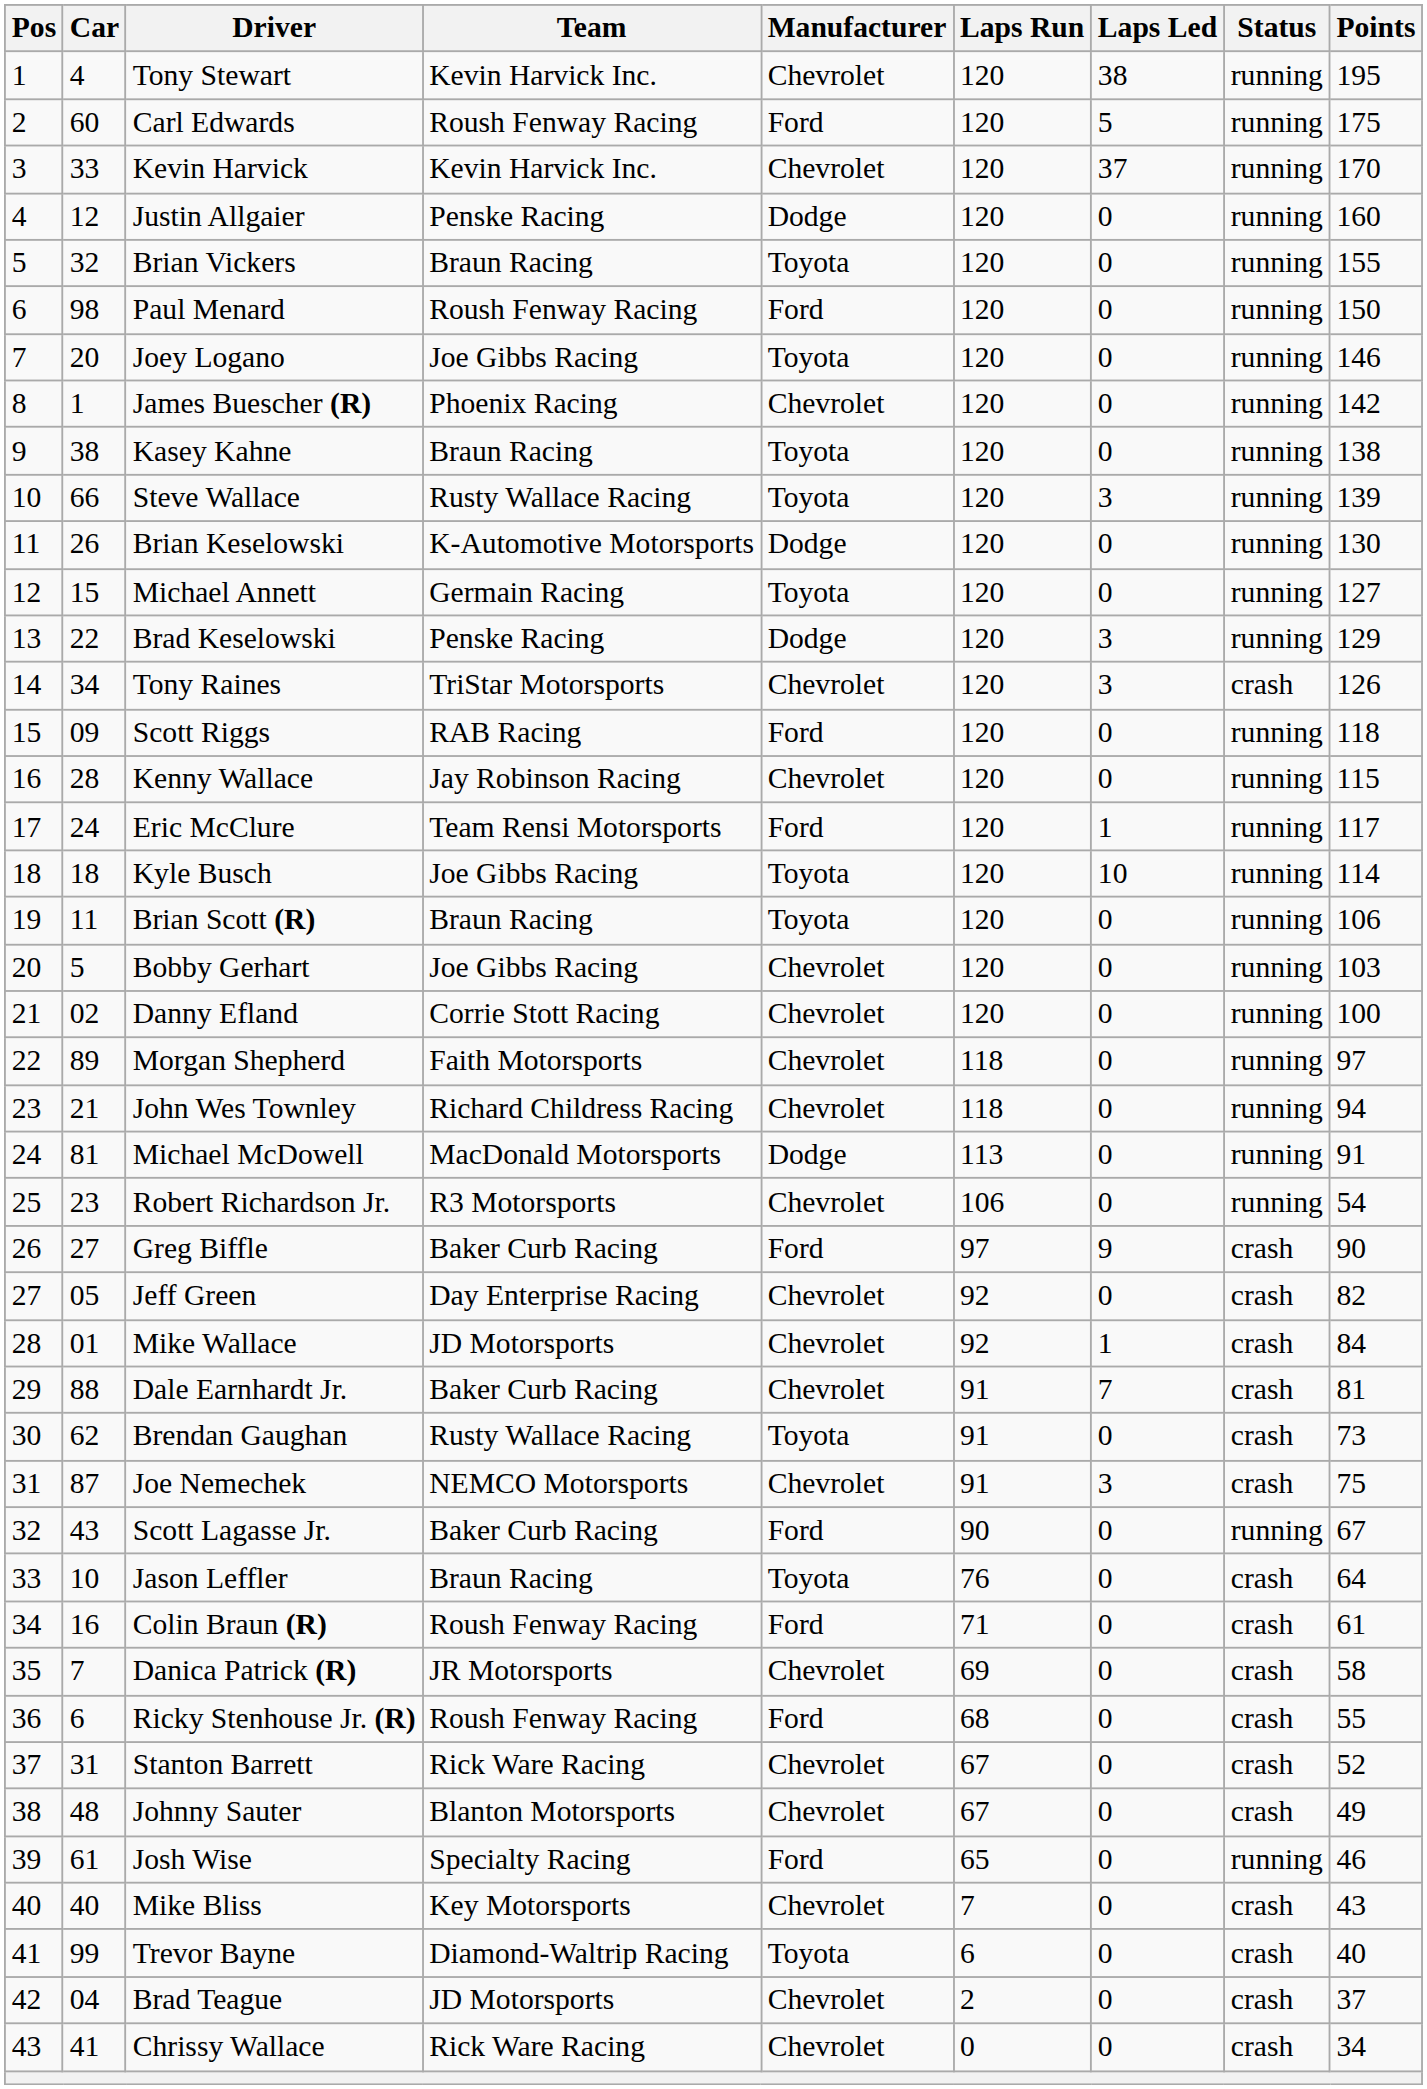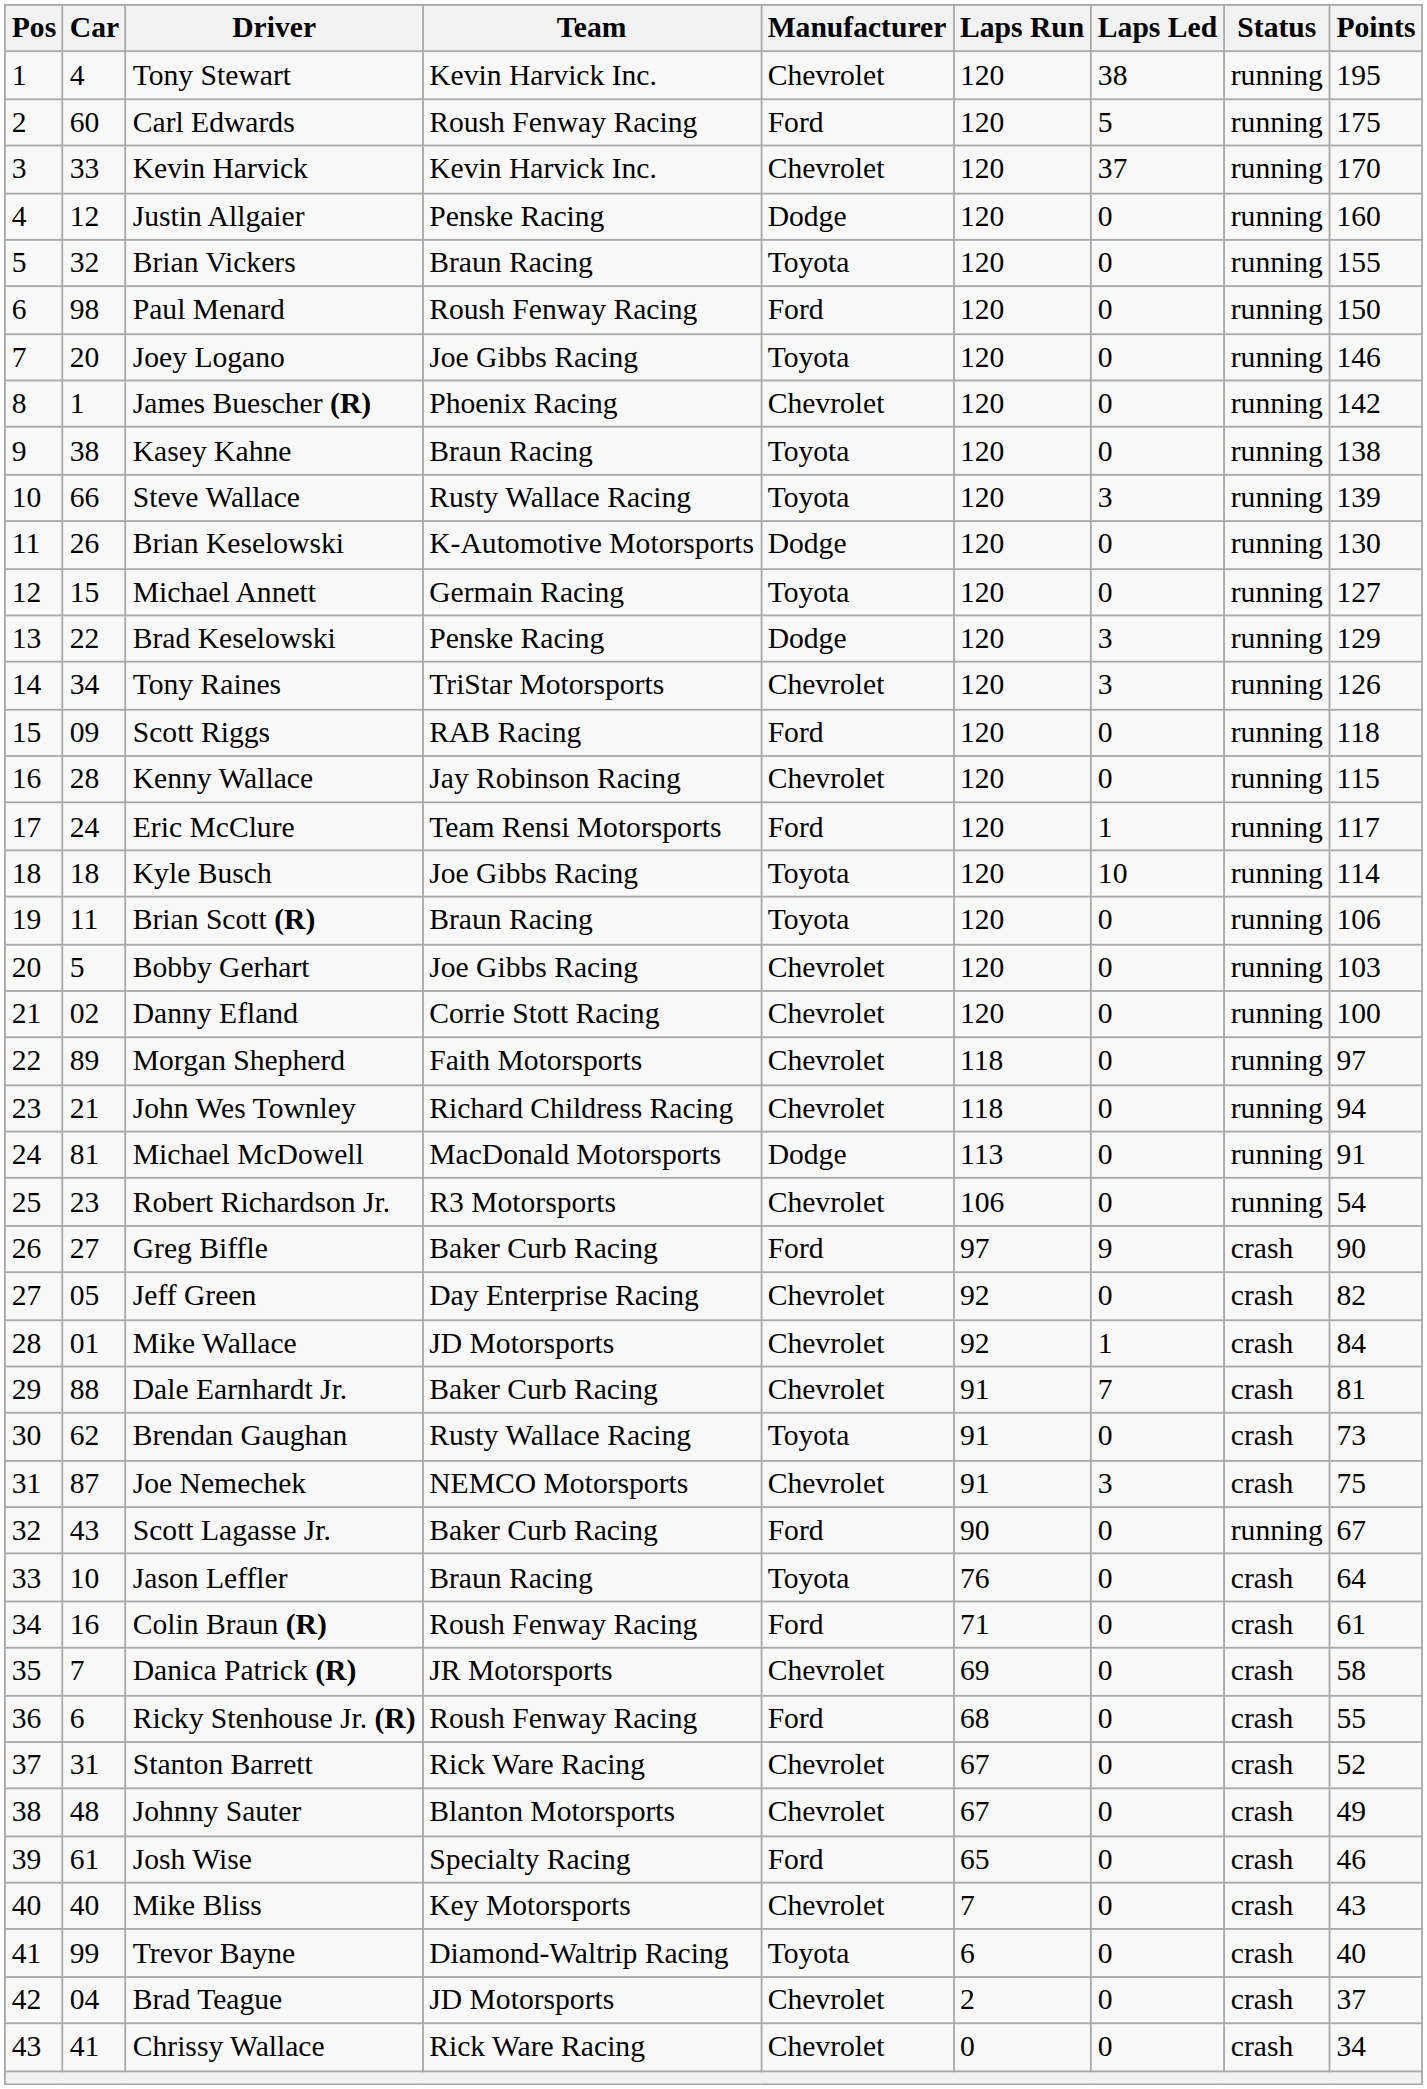(1262, 685) crash -> (1277, 685) running
(1277, 1858) running -> (1262, 1858) crash
